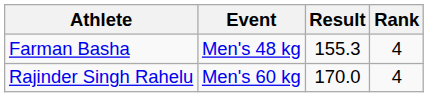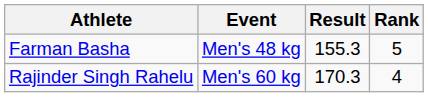(397, 49) 4 -> (397, 49) 5
(337, 78) 170.0 -> (337, 78) 170.3
